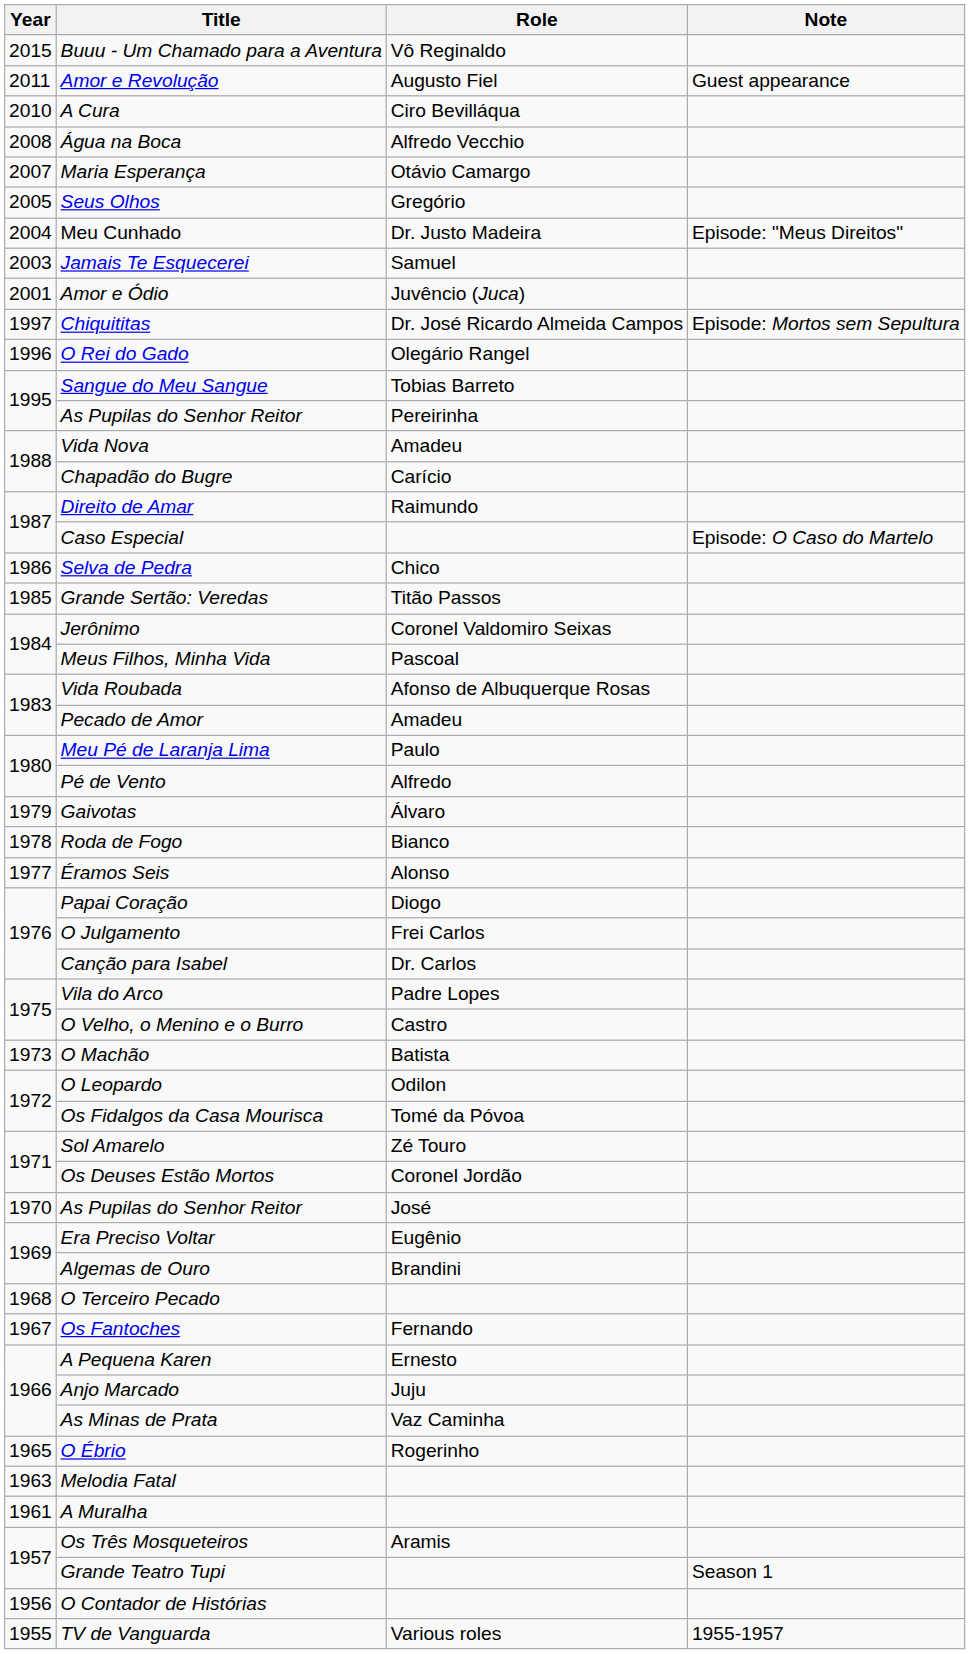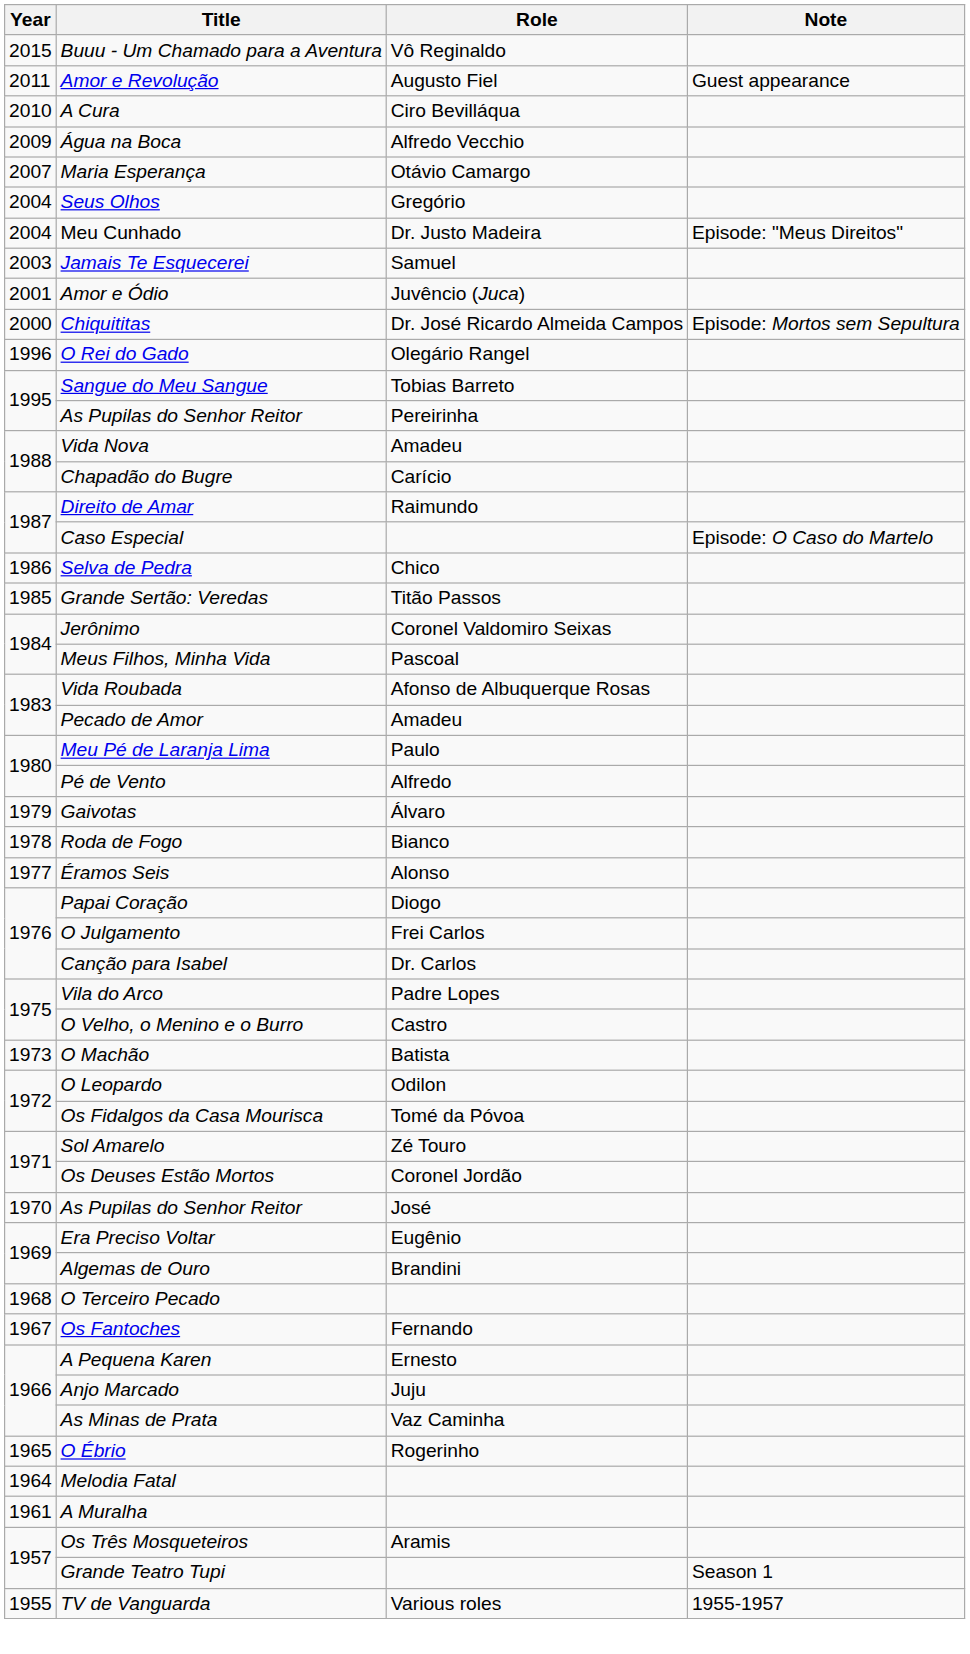(30, 141) 2008 -> (30, 141) 2009
(30, 202) 2005 -> (30, 202) 2004
(30, 324) 1997 -> (30, 324) 2000
(30, 1481) 1963 -> (30, 1481) 1964
- row: (164, 1603)
